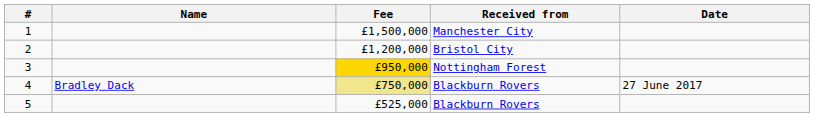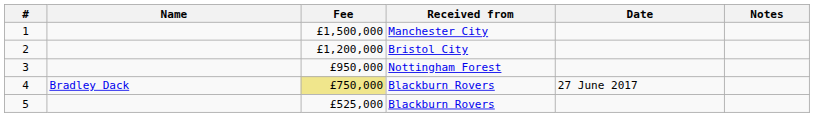+ column: (767, 13)
(401, 67) gold background -> (356, 67) no background
